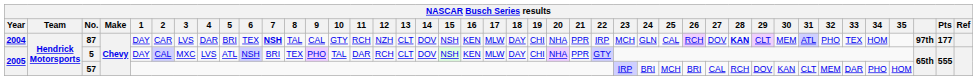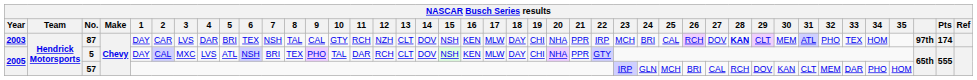(16, 40) 2004 -> (16, 40) 2003
(273, 40) bold -> (273, 40) normal
(648, 40) GLN -> (648, 40) BRI
(945, 40) 177 -> (945, 40) 174
(648, 68) BRI -> (648, 68) GLN
